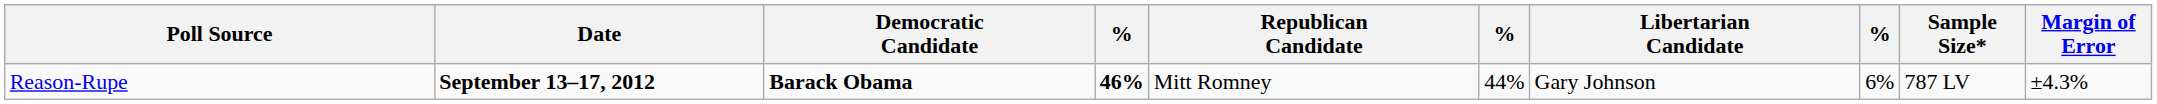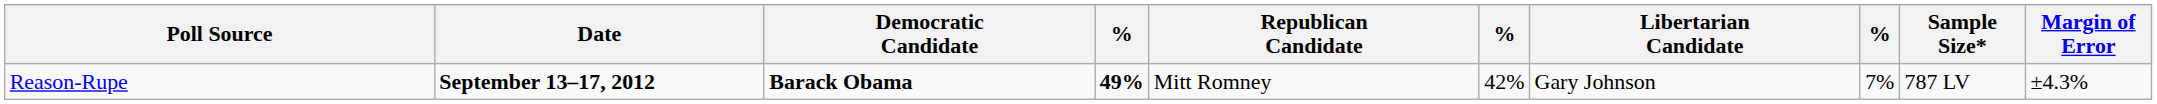(1122, 81) 46% -> (1122, 81) 49%
(1504, 81) 44% -> (1504, 81) 42%
(1880, 81) 6% -> (1880, 81) 7%
